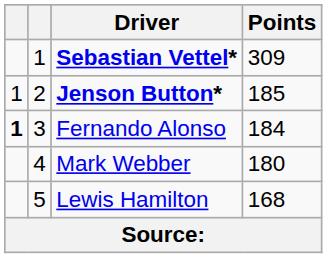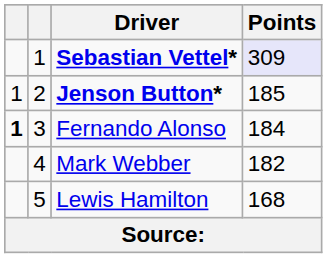(266, 57) no background -> (266, 57) lavender background
(266, 164) 180 -> (266, 164) 182
